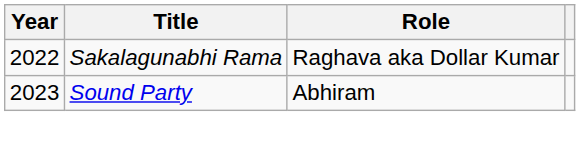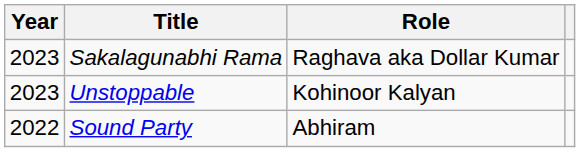(35, 57) 2022 -> (35, 57) 2023
+ row: (132, 92)
(35, 92) 2023 -> (35, 127) 2022
